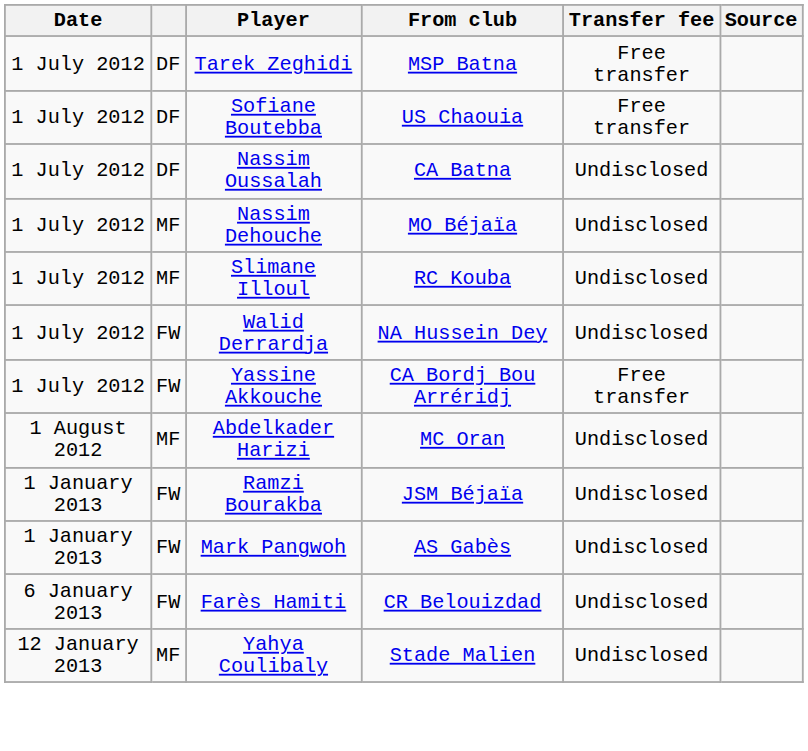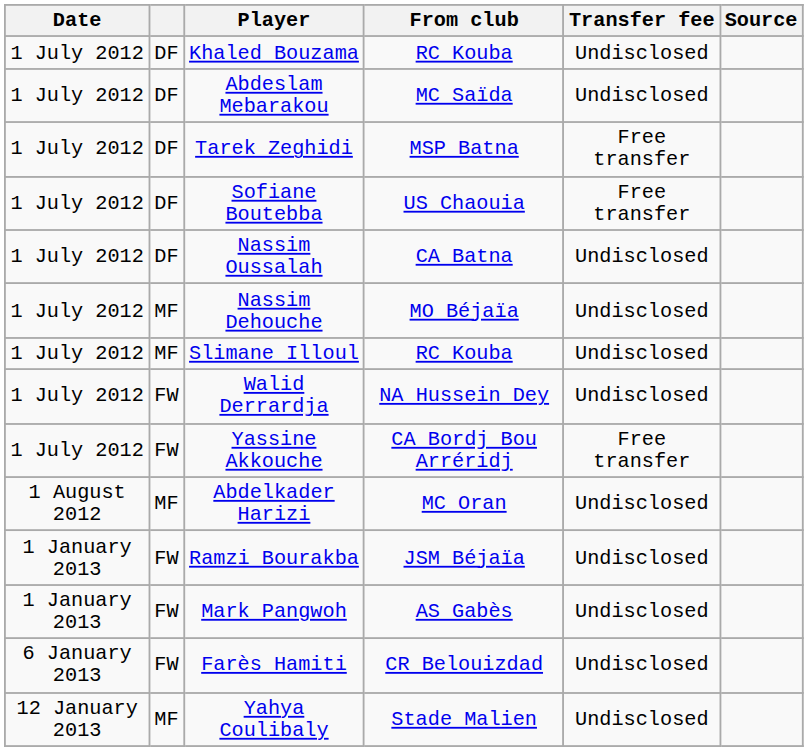+ row: (274, 53)
+ row: (274, 96)
